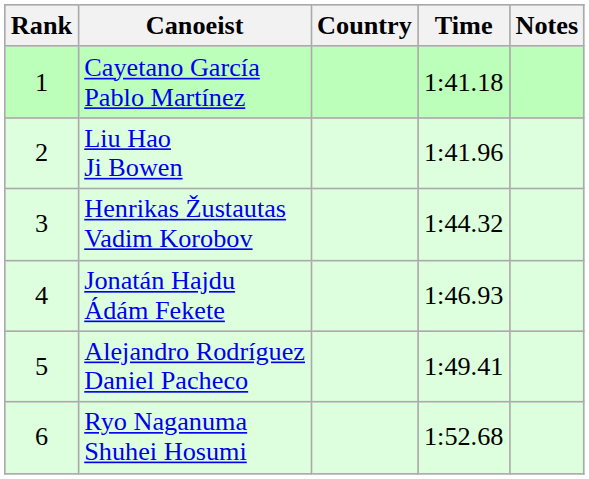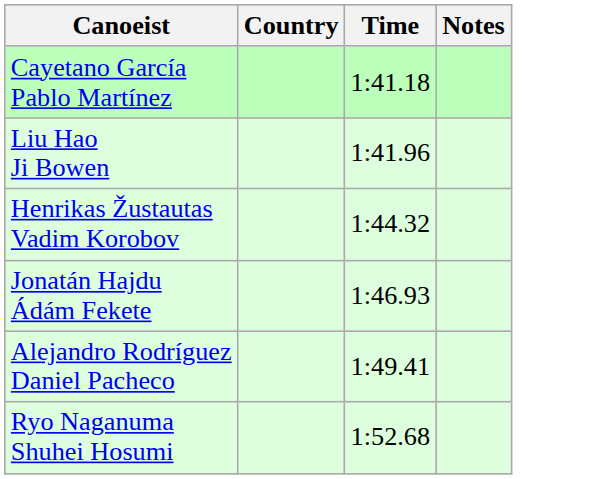- column: (42, 25)
